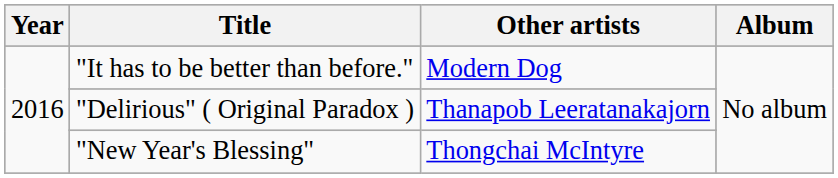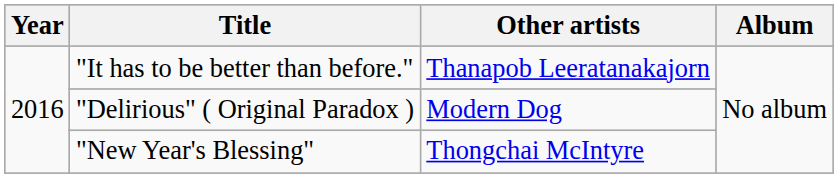(494, 67) Modern Dog -> (568, 67) Thanapob Leeratanakajorn
(568, 109) Thanapob Leeratanakajorn -> (494, 109) Modern Dog
